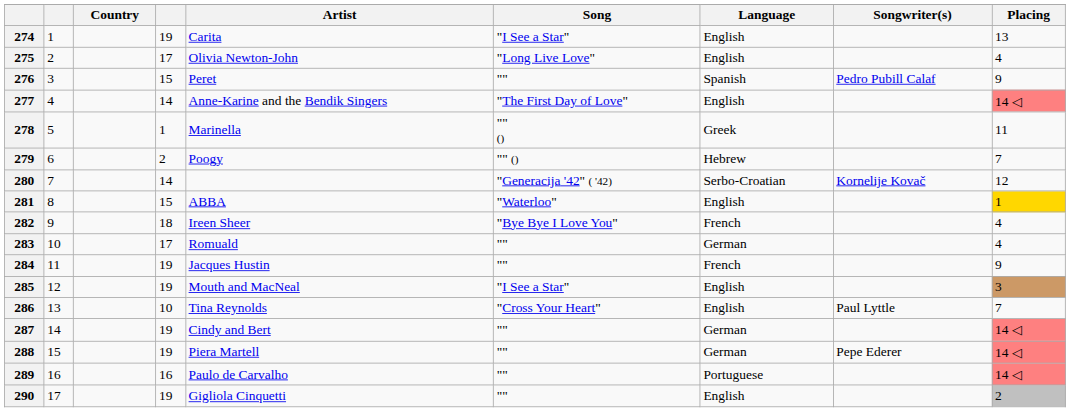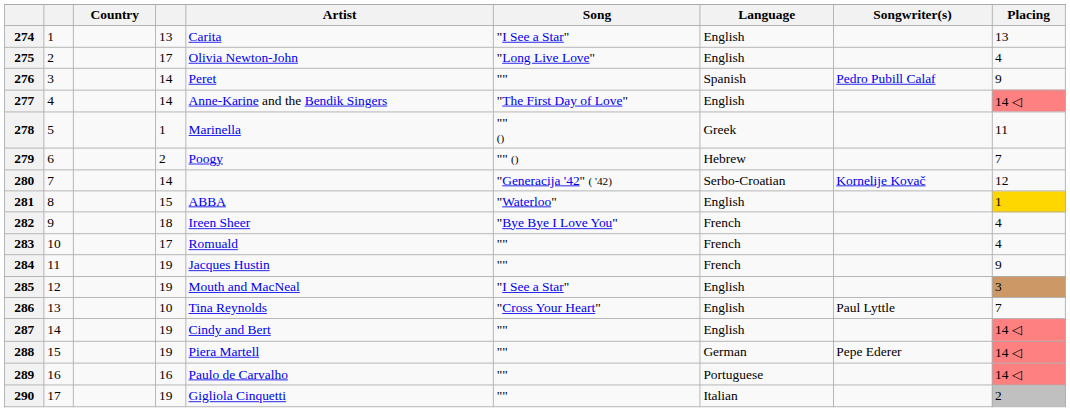(166, 36) 19 -> (166, 36) 13
(166, 79) 15 -> (166, 79) 14
(725, 244) German -> (722, 244) French
(725, 329) German -> (724, 329) English
(724, 395) English -> (721, 395) Italian
